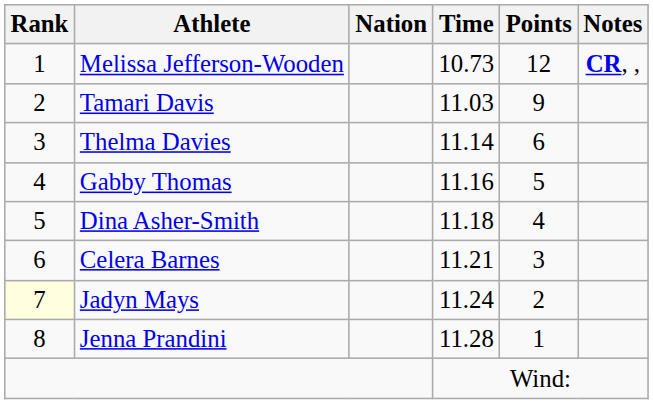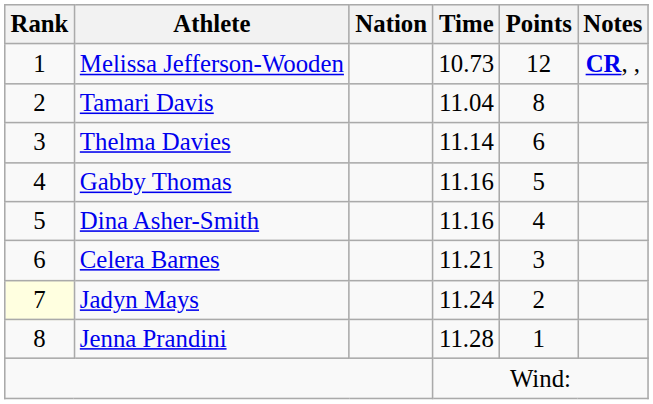(466, 102) 11.03 -> (466, 102) 11.04
(539, 102) 9 -> (539, 102) 8
(466, 220) 11.18 -> (466, 220) 11.16
